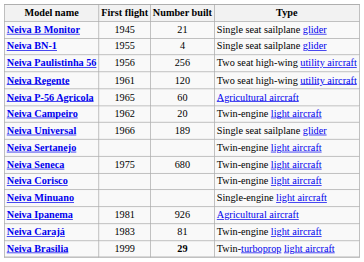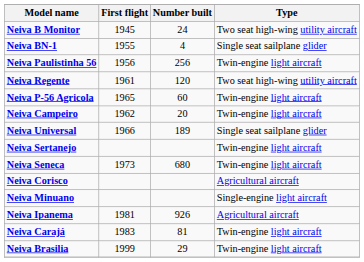(182, 30) 21 -> (182, 30) 24
(272, 30) Single seat sailplane glider -> (287, 30) Two seat high-wing utility aircraft
(287, 63) Two seat high-wing utility aircraft -> (269, 63) Twin-engine light aircraft
(258, 97) Agricultural aircraft -> (269, 97) Twin-engine light aircraft
(125, 165) 1975 -> (125, 165) 1973
(269, 181) Twin-engine light aircraft -> (258, 181) Agricultural aircraft
(182, 249) bold -> (182, 249) normal
(276, 249) Twin-turboprop light aircraft -> (269, 249) Twin-engine light aircraft
